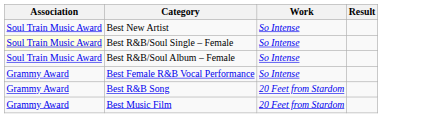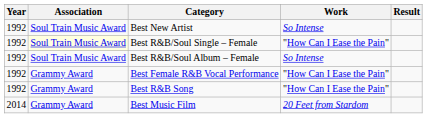+ column: (16, 12)
(279, 43) So Intense -> (336, 43) "How Can I Ease the Pain"
(279, 74) So Intense -> (336, 74) "How Can I Ease the Pain"
(302, 89) 20 Feet from Stardom -> (336, 89) "How Can I Ease the Pain"
